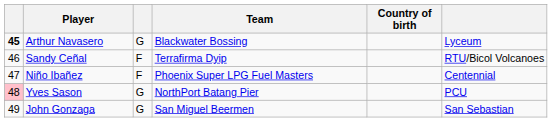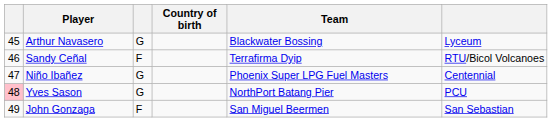columns swapped: (405, 19) <-> (260, 19)
(14, 42) bold -> (14, 42) normal
(139, 75) F -> (140, 75) G
(140, 109) G -> (139, 109) F
